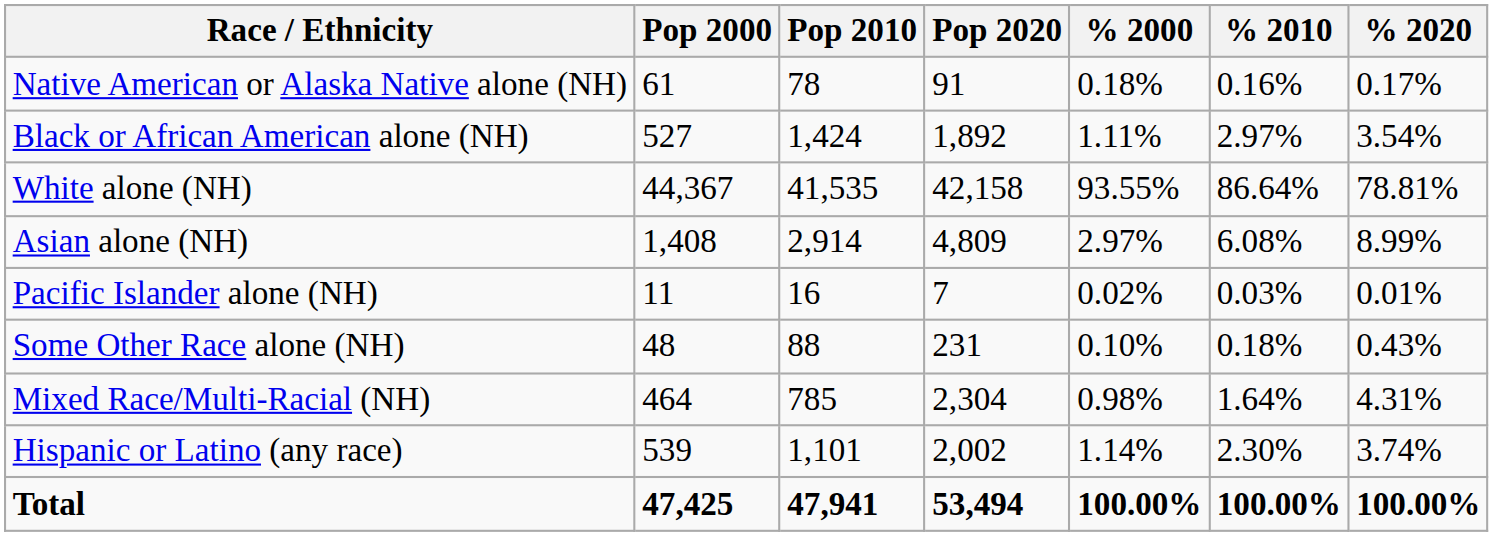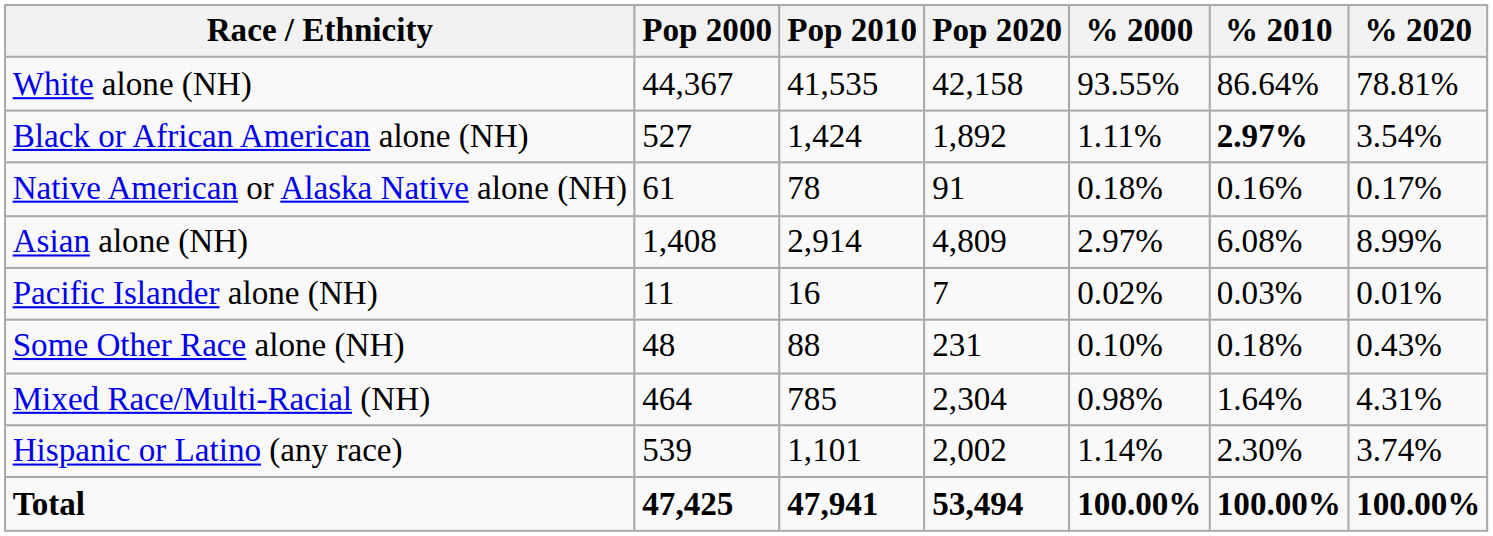rows swapped: (132, 188) <-> (320, 83)
(1260, 135) normal -> (1262, 135) bold
